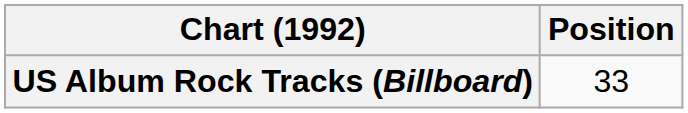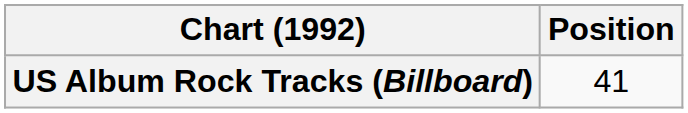(611, 81) 33 -> (611, 81) 41
